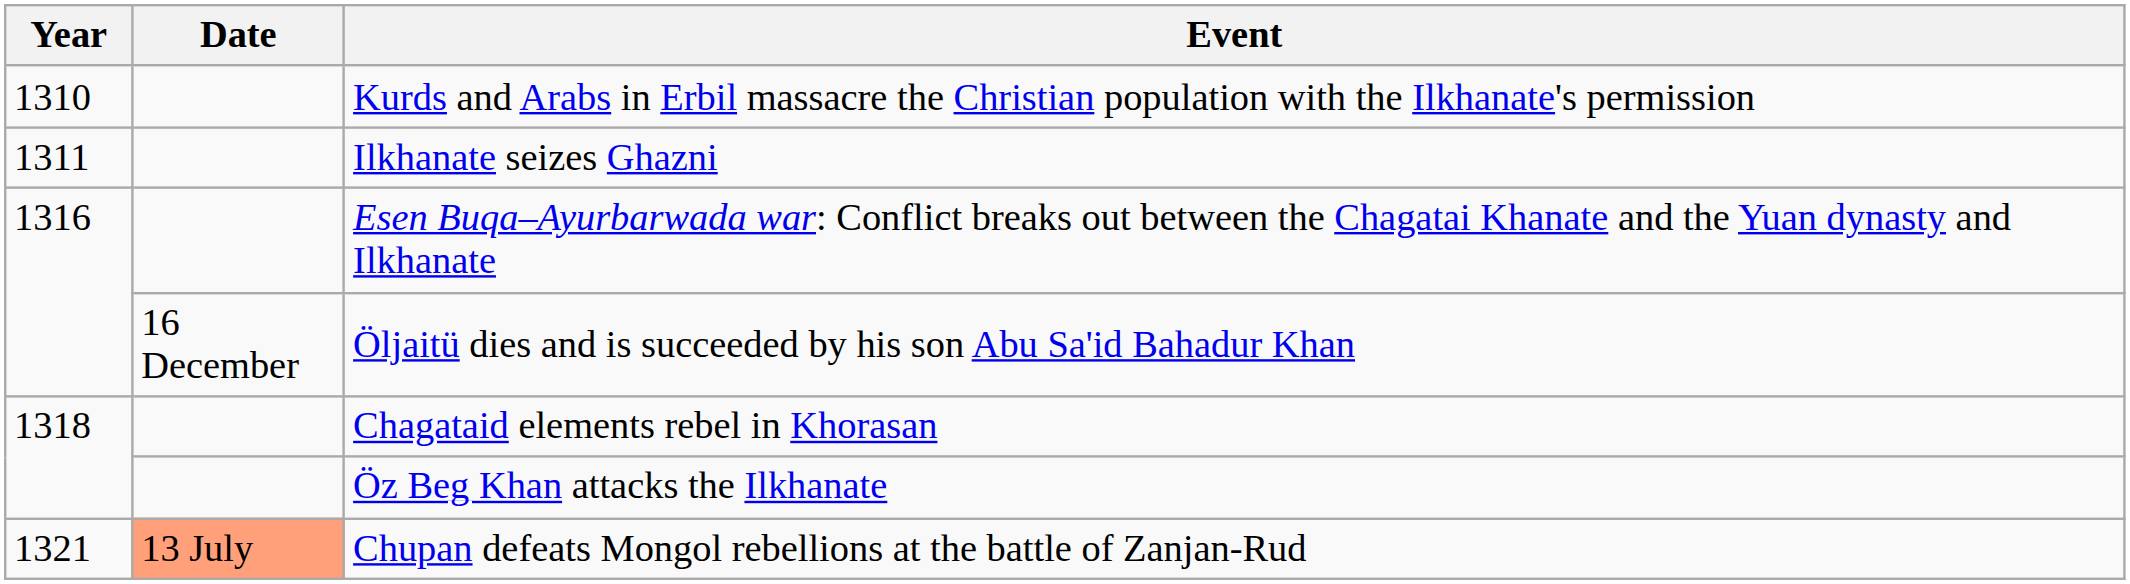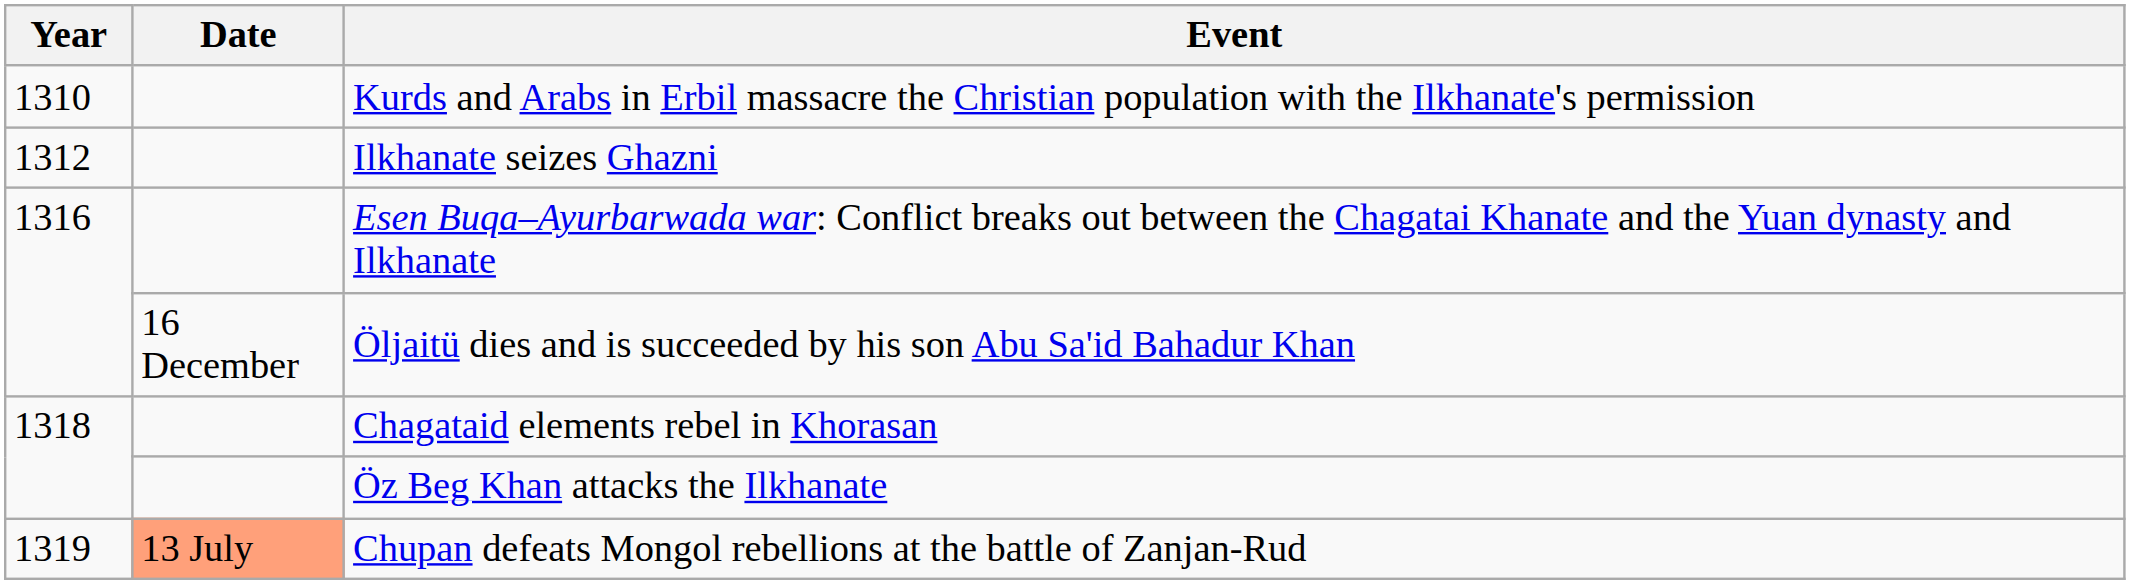(52, 156) 1311 -> (52, 156) 1312
(52, 547) 1321 -> (52, 547) 1319
